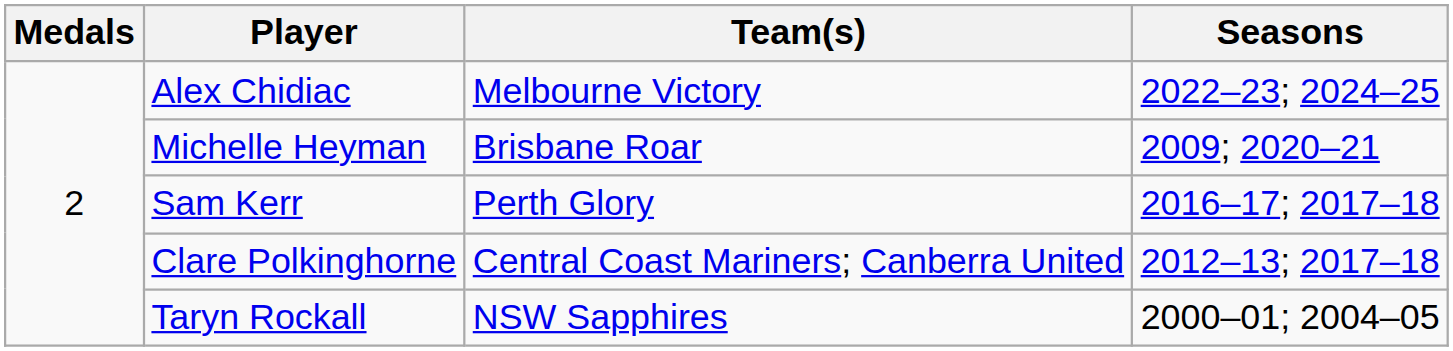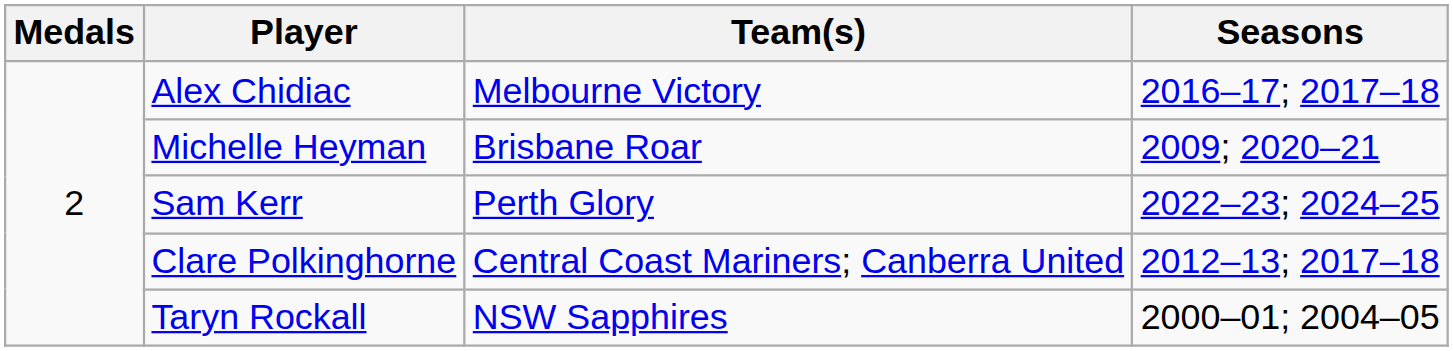(1290, 89) 2022–23; 2024–25 -> (1290, 89) 2016–17; 2017–18
(1290, 203) 2016–17; 2017–18 -> (1290, 203) 2022–23; 2024–25
